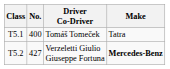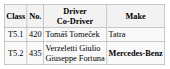(35, 34) 400 -> (35, 34) 420
(35, 52) 427 -> (35, 52) 435
